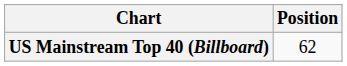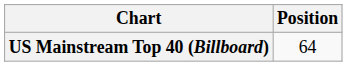(308, 46) 62 -> (308, 46) 64
